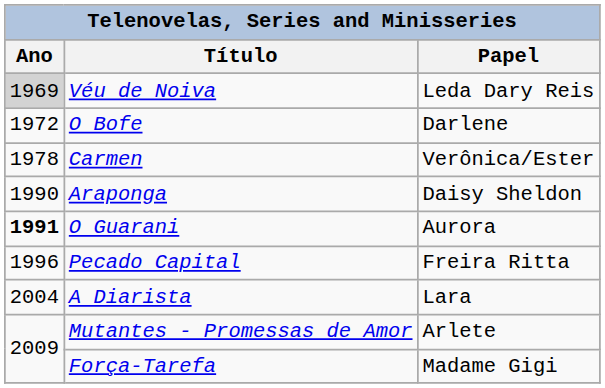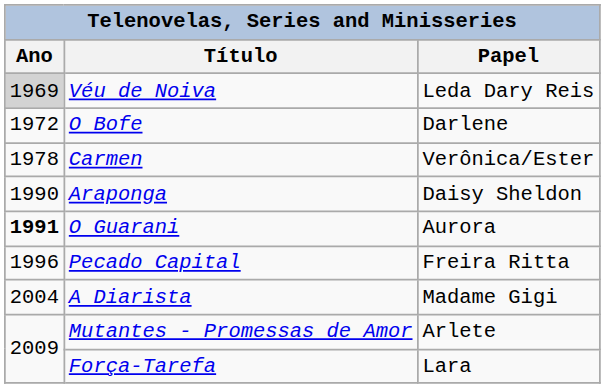(447, 297) Lara -> (490, 297) Madame Gigi
(490, 366) Madame Gigi -> (447, 366) Lara
